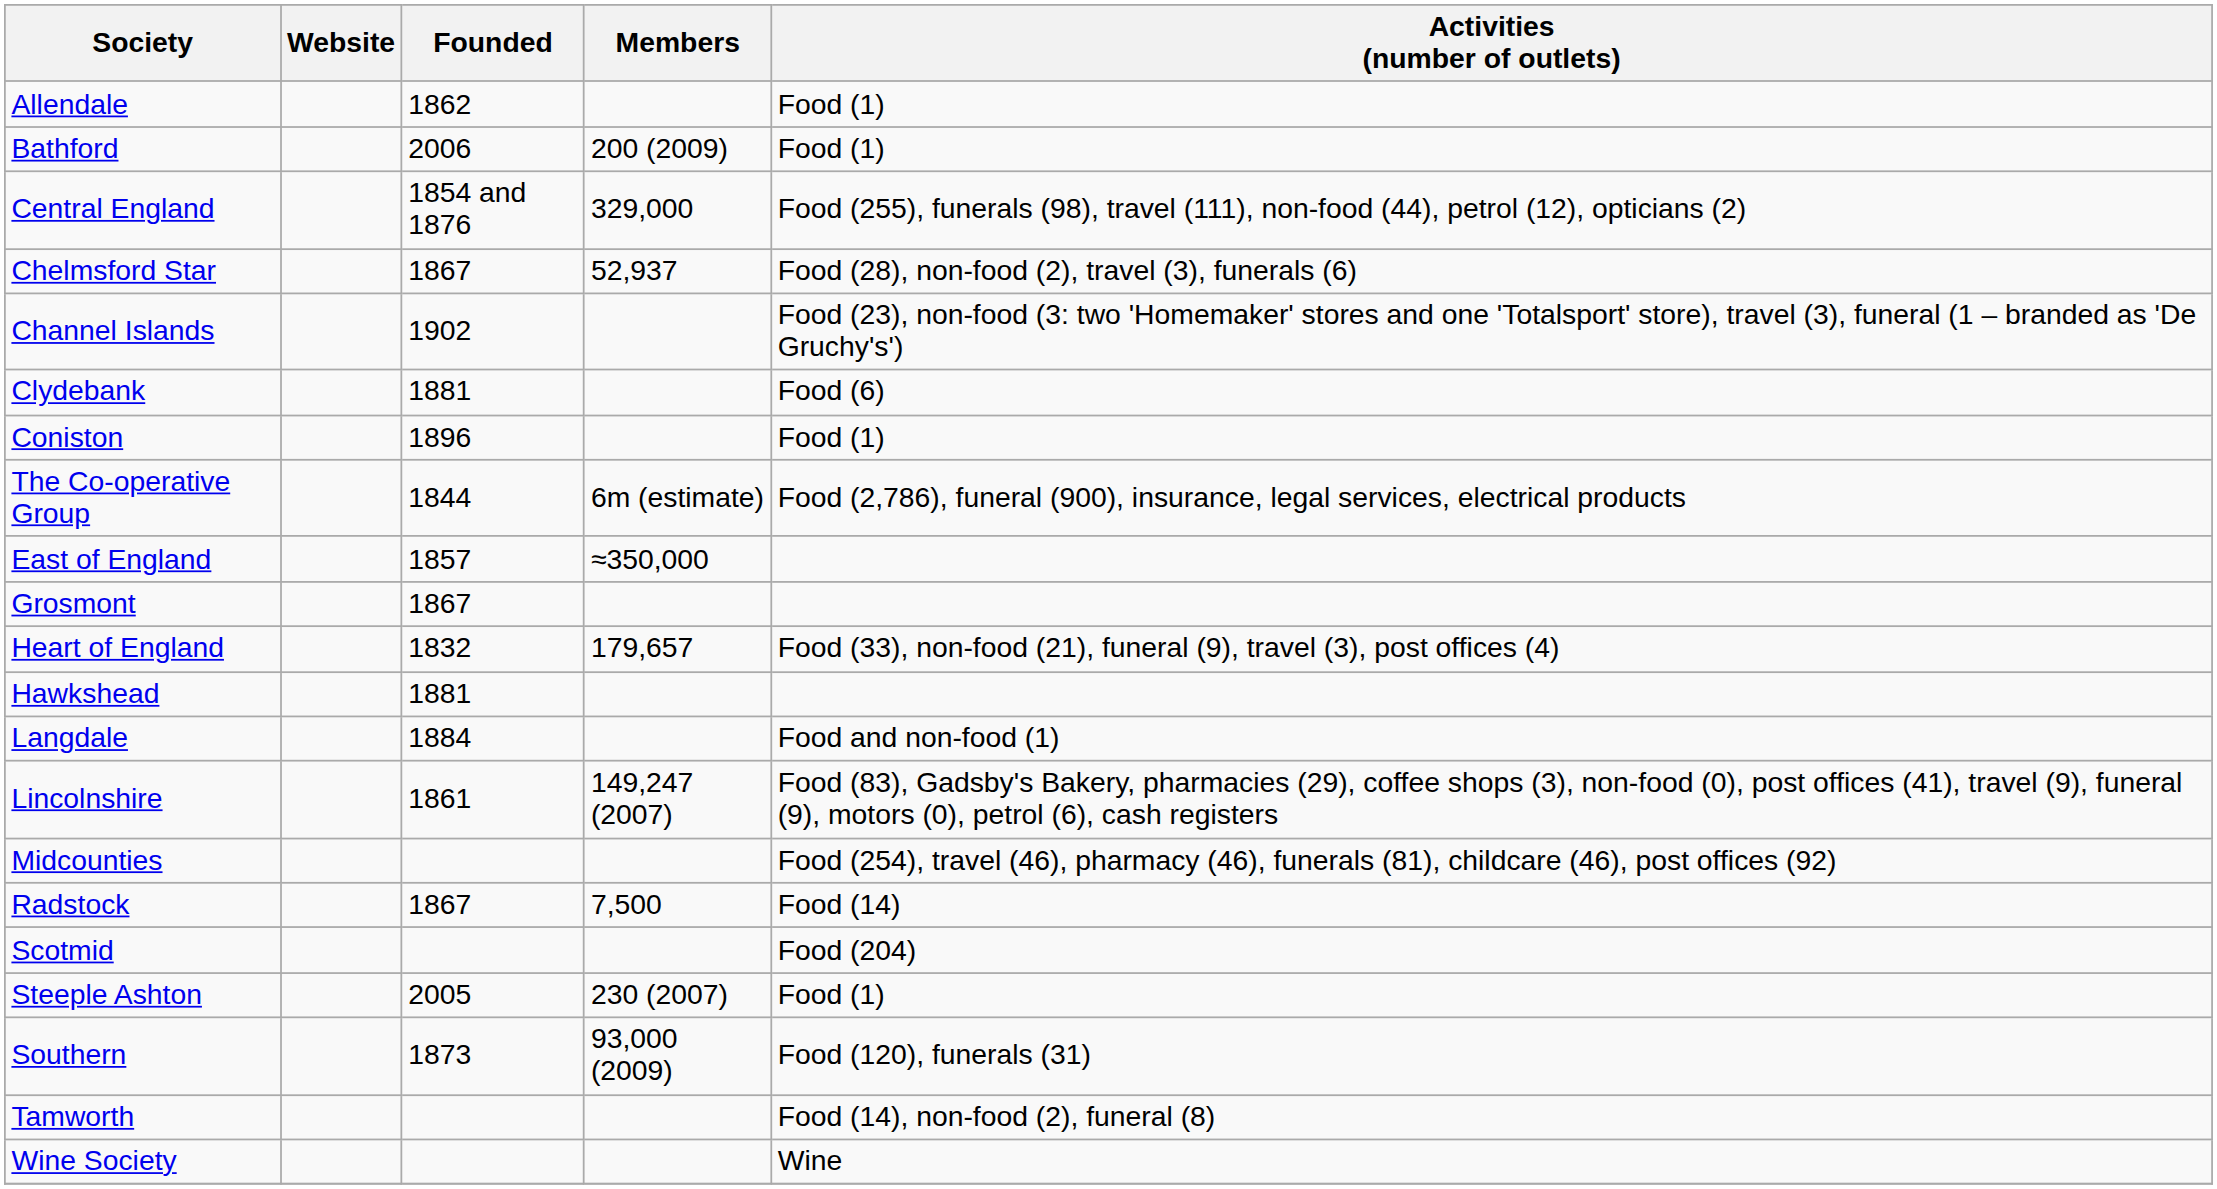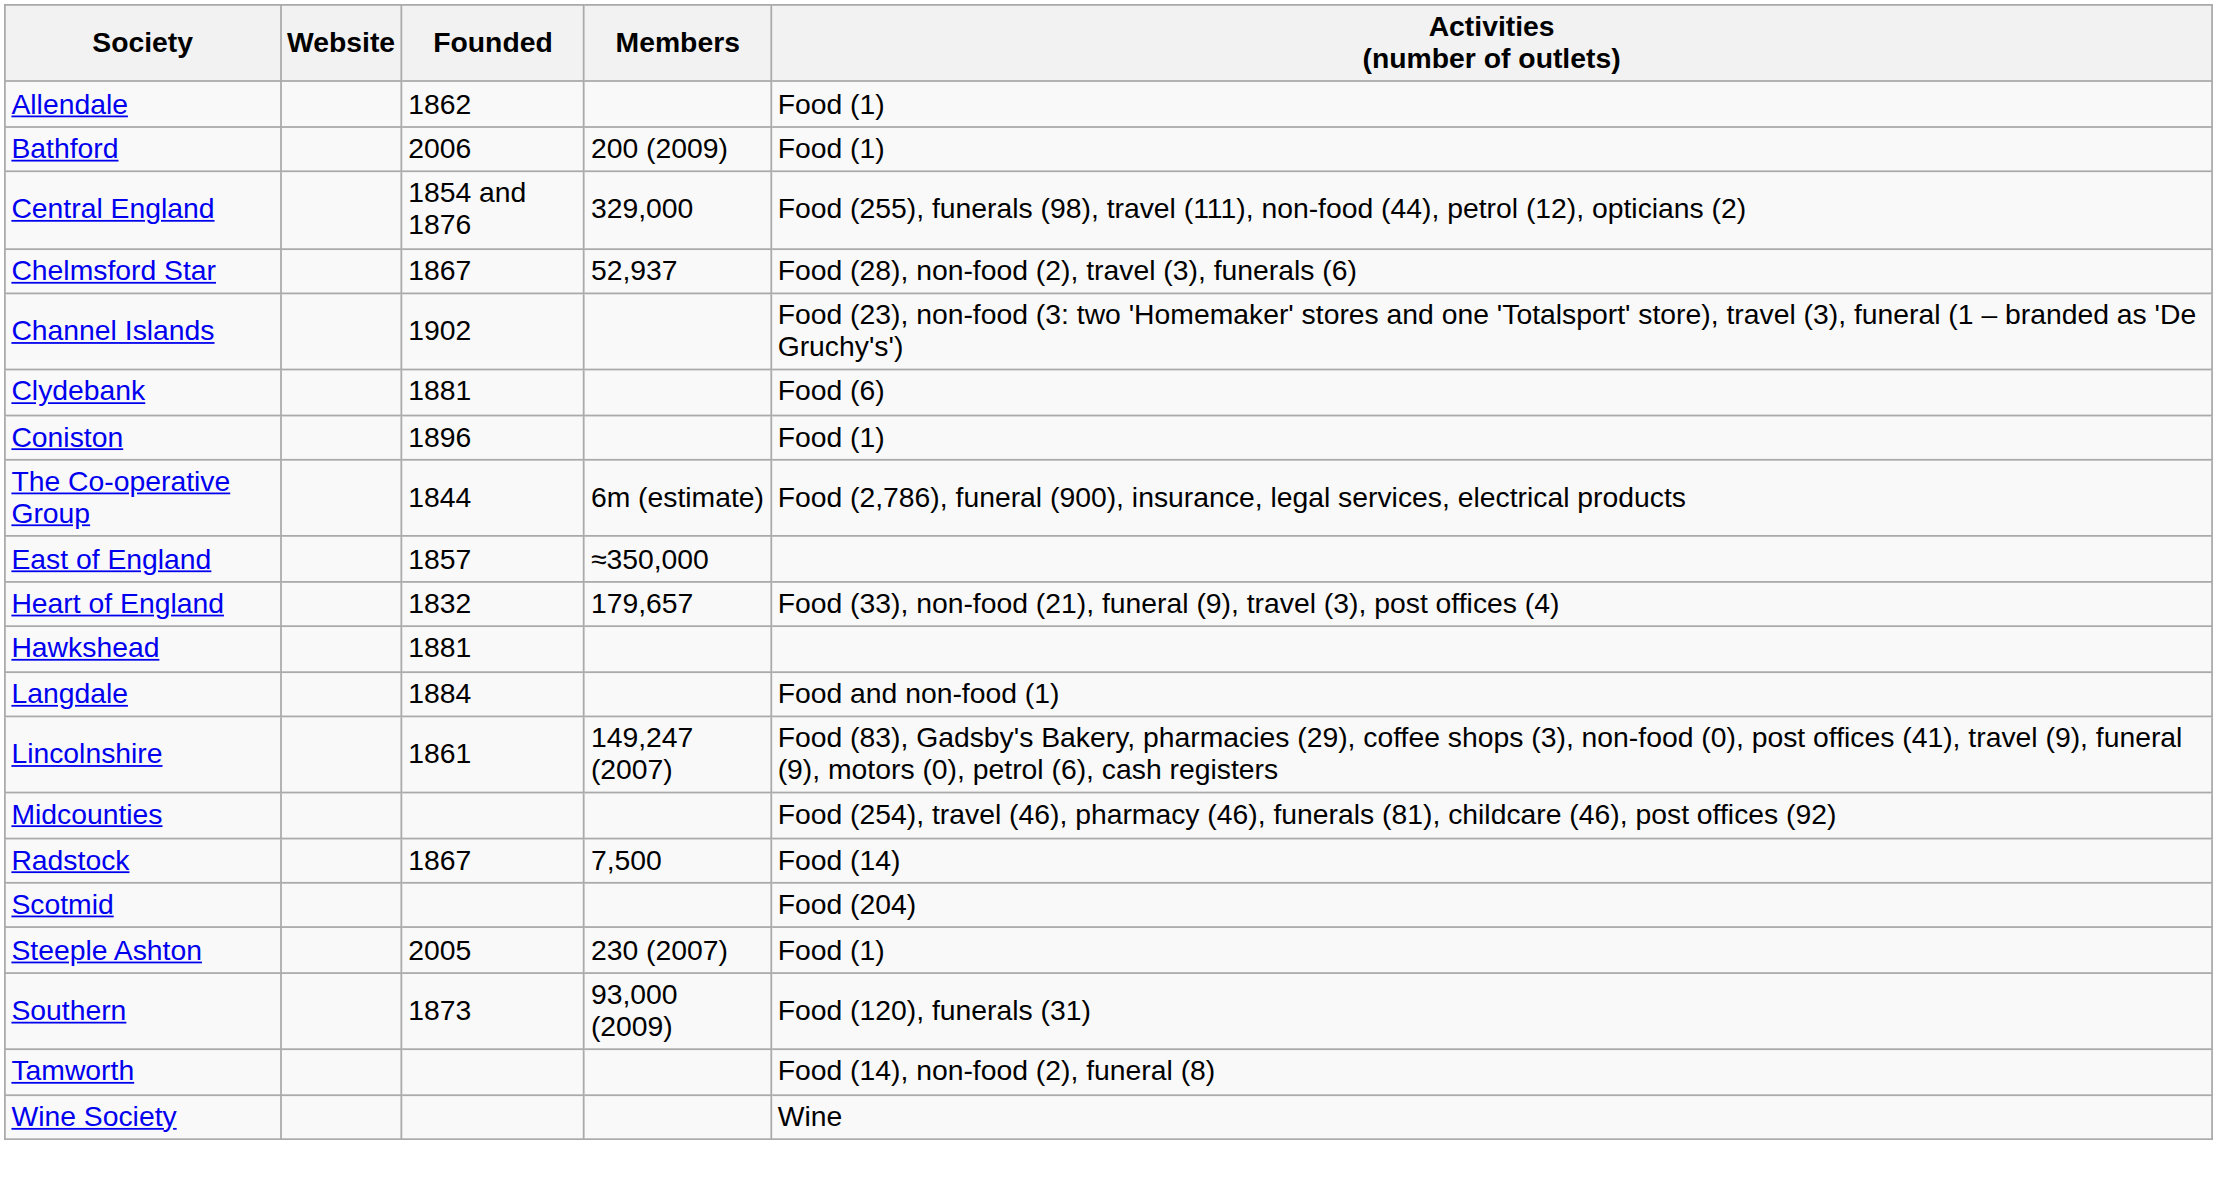- row: (74, 603)
